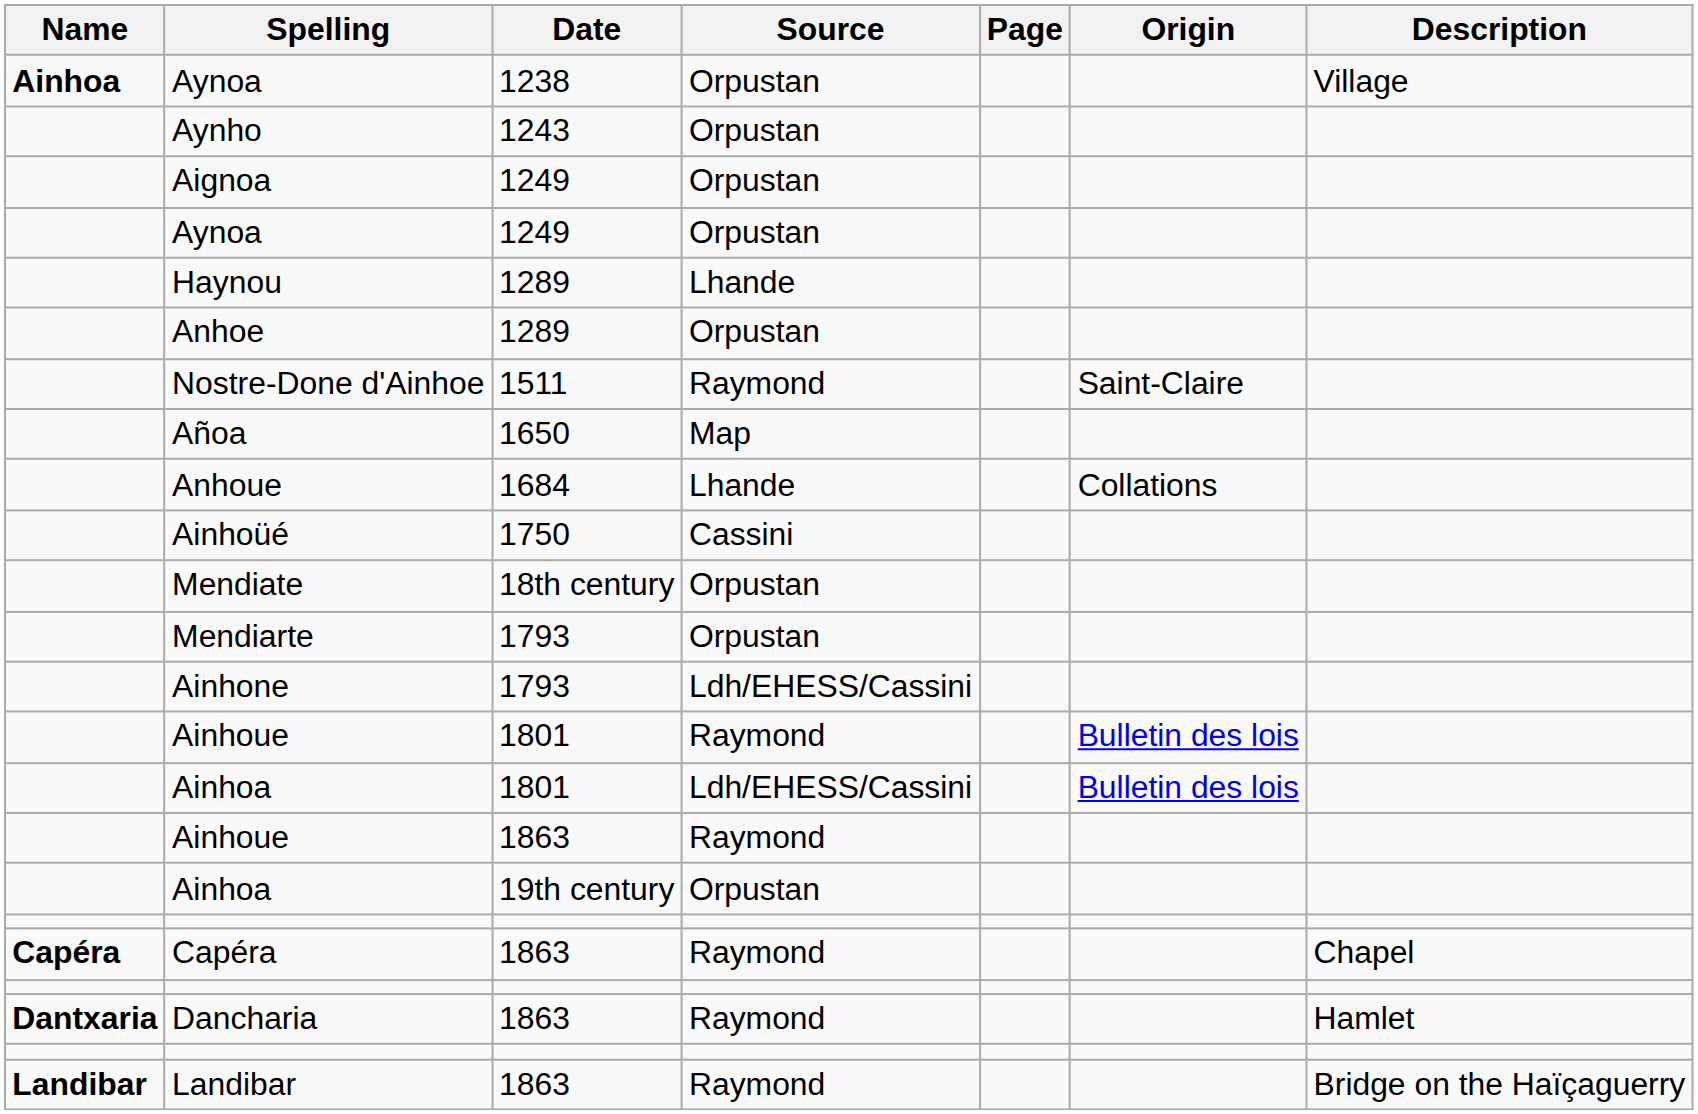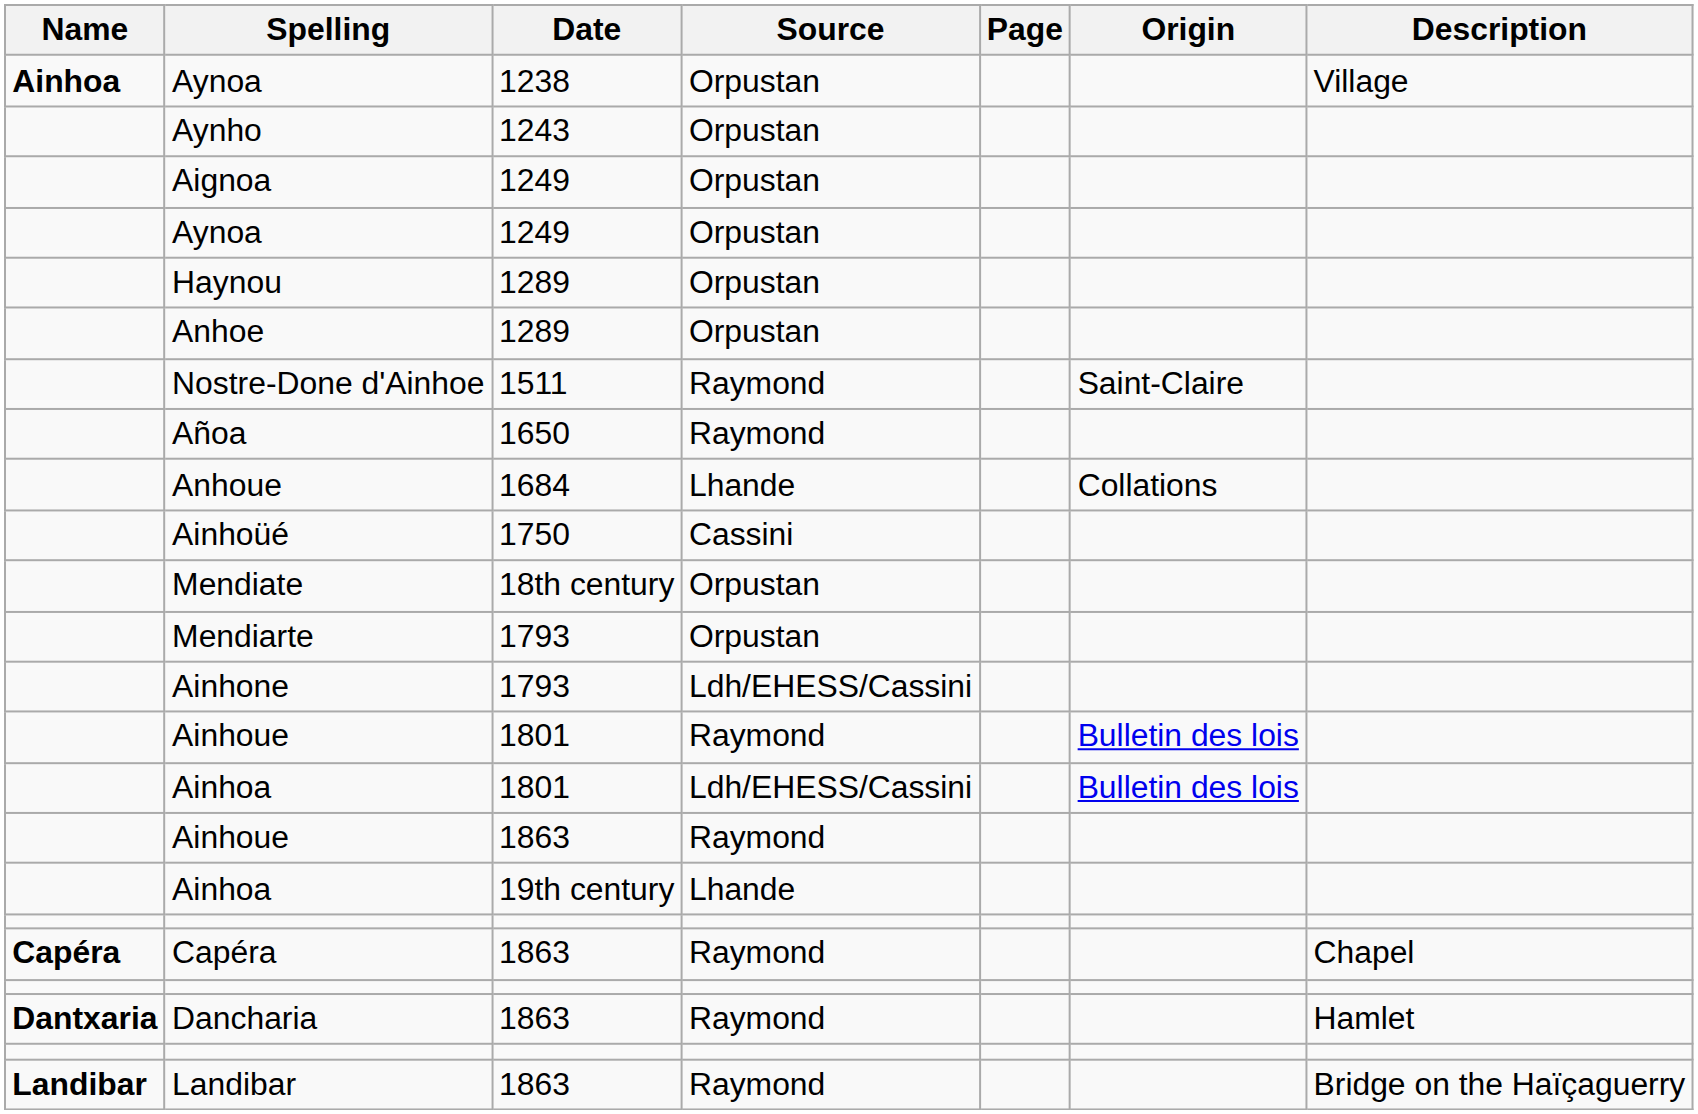(742, 282) Lhande -> (754, 282) Orpustan
(720, 433) Map -> (757, 433) Raymond
(754, 888) Orpustan -> (742, 888) Lhande
